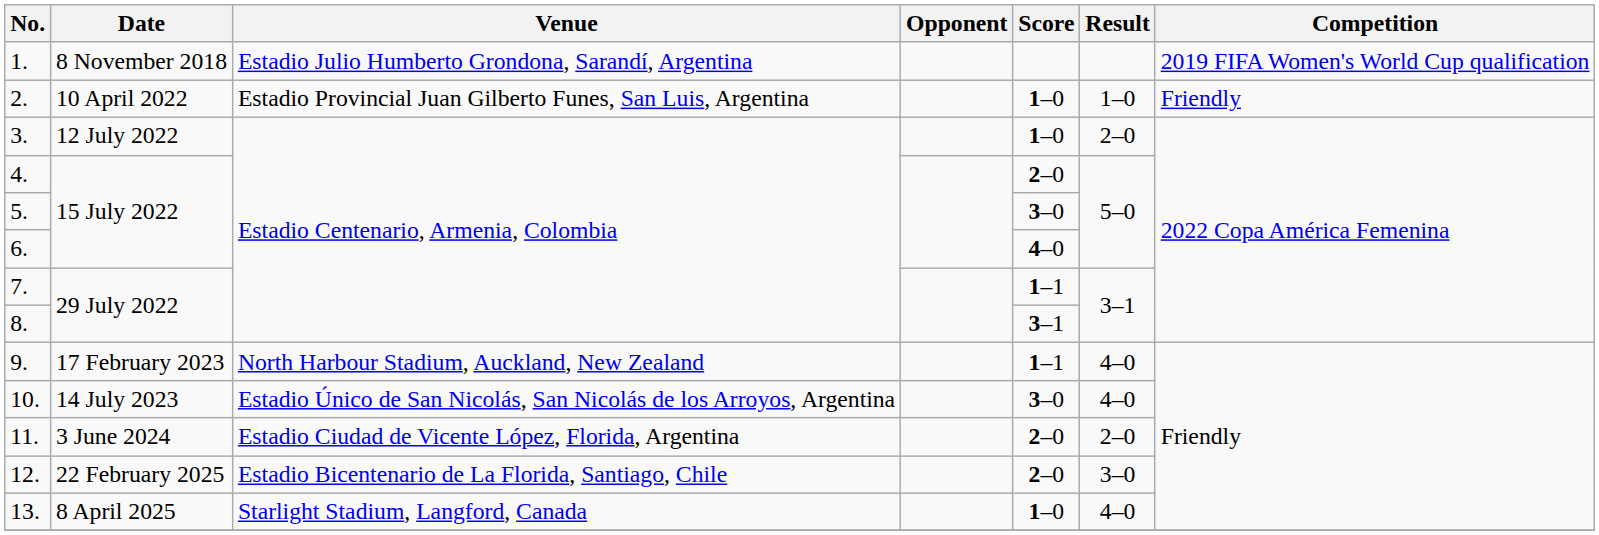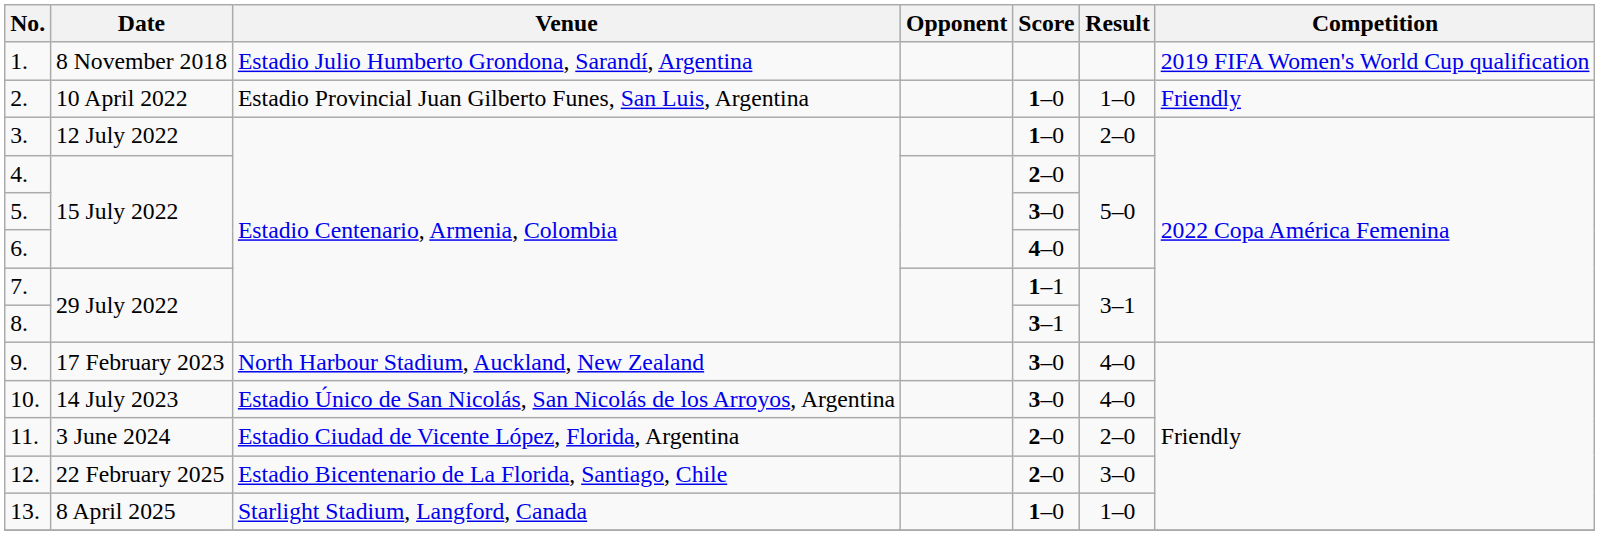(1046, 361) 1–1 -> (1046, 361) 3–0
(1118, 511) 4–0 -> (1118, 511) 1–0
